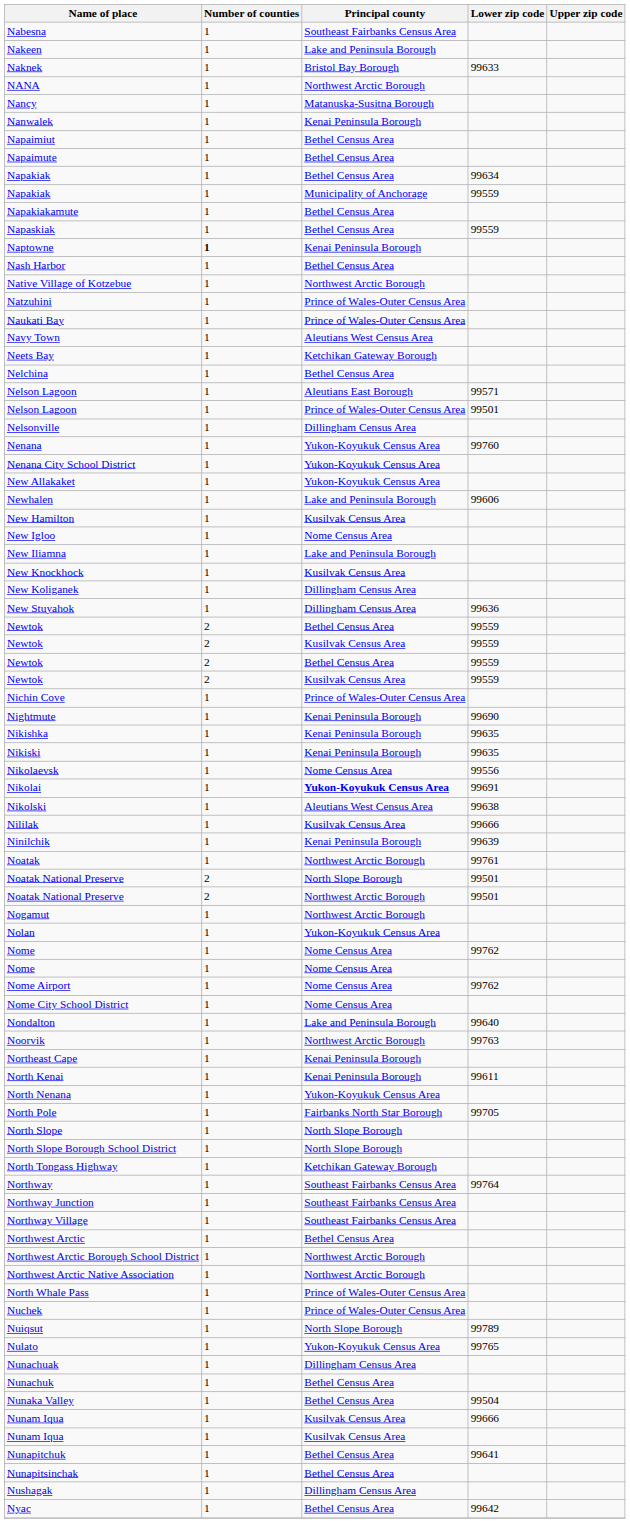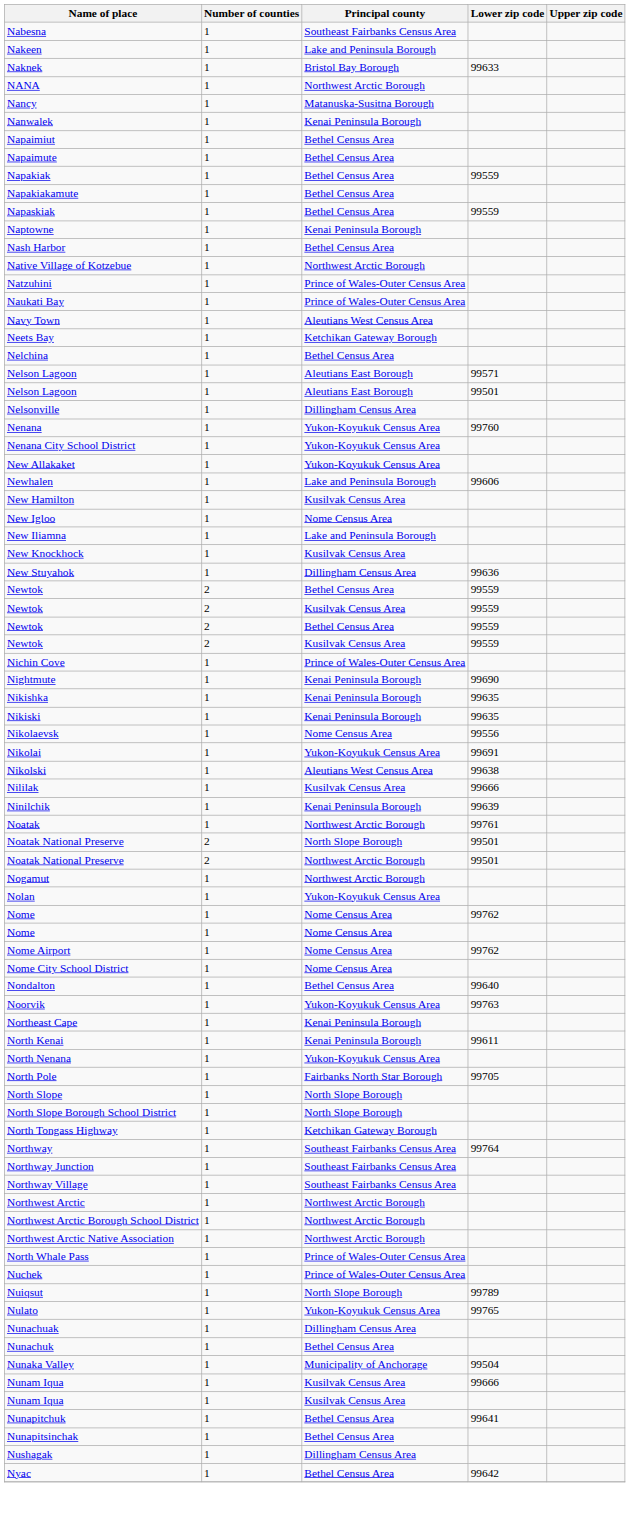- row: (29, 175)
(366, 193) Municipality of Anchorage -> (349, 175) Bethel Census Area
(207, 247) bold -> (207, 229) normal
(385, 409) Prince of Wales-Outer Census Area -> (359, 391) Aleutians East Borough
- row: (43, 590)
(377, 788) bold -> (372, 752) normal
(370, 1022) Lake and Peninsula Borough -> (349, 986) Bethel Census Area
(365, 1040) Northwest Arctic Borough -> (372, 1004) Yukon-Koyukuk Census Area
(349, 1238) Bethel Census Area -> (365, 1202) Northwest Arctic Borough
(349, 1400) Bethel Census Area -> (366, 1364) Municipality of Anchorage
